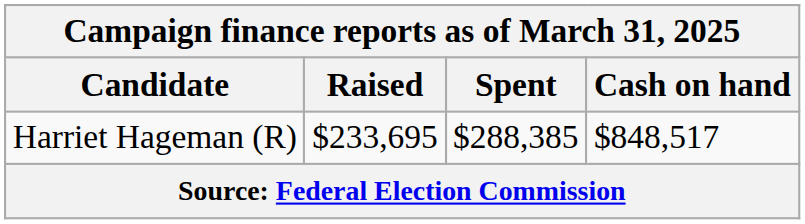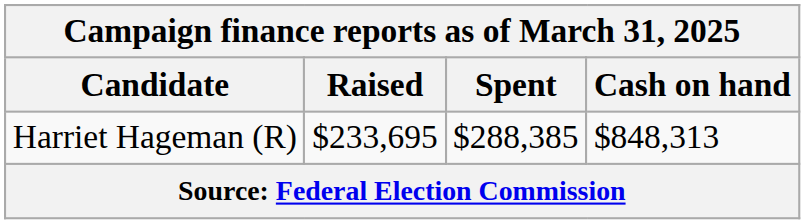(657, 137) $848,517 -> (657, 137) $848,313
